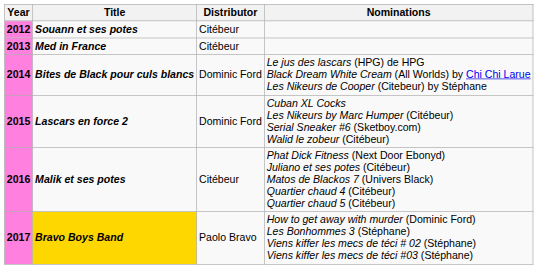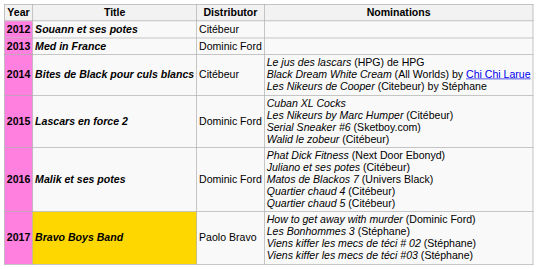(219, 46) Citébeur -> (230, 46) Dominic Ford
(230, 74) Dominic Ford -> (219, 74) Citébeur
(219, 179) Citébeur -> (230, 179) Dominic Ford
